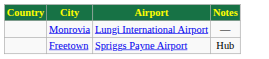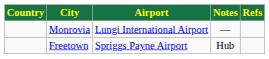+ column: (252, 12)
